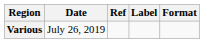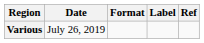columns swapped: (180, 13) <-> (118, 13)
